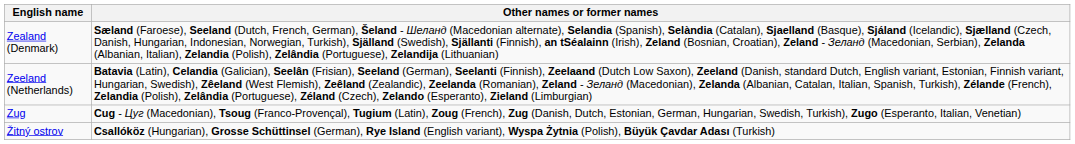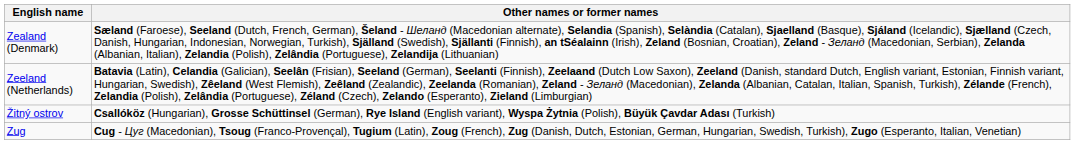rows swapped: (35, 131) <-> (16, 113)
